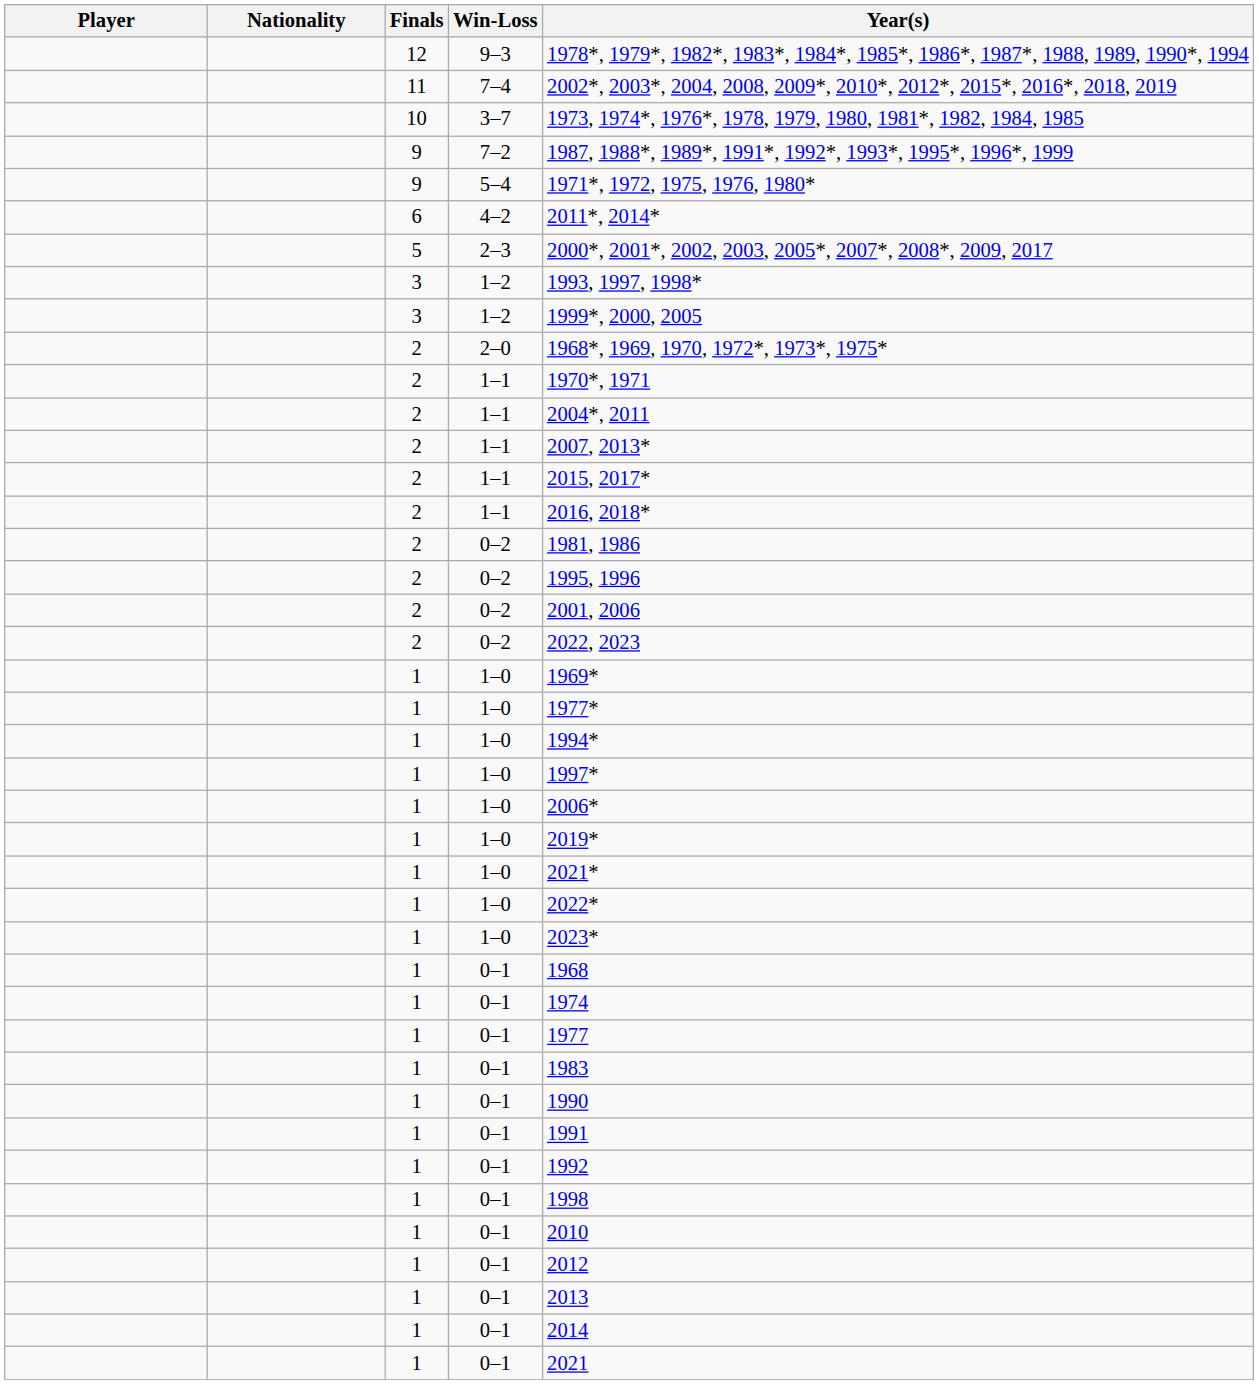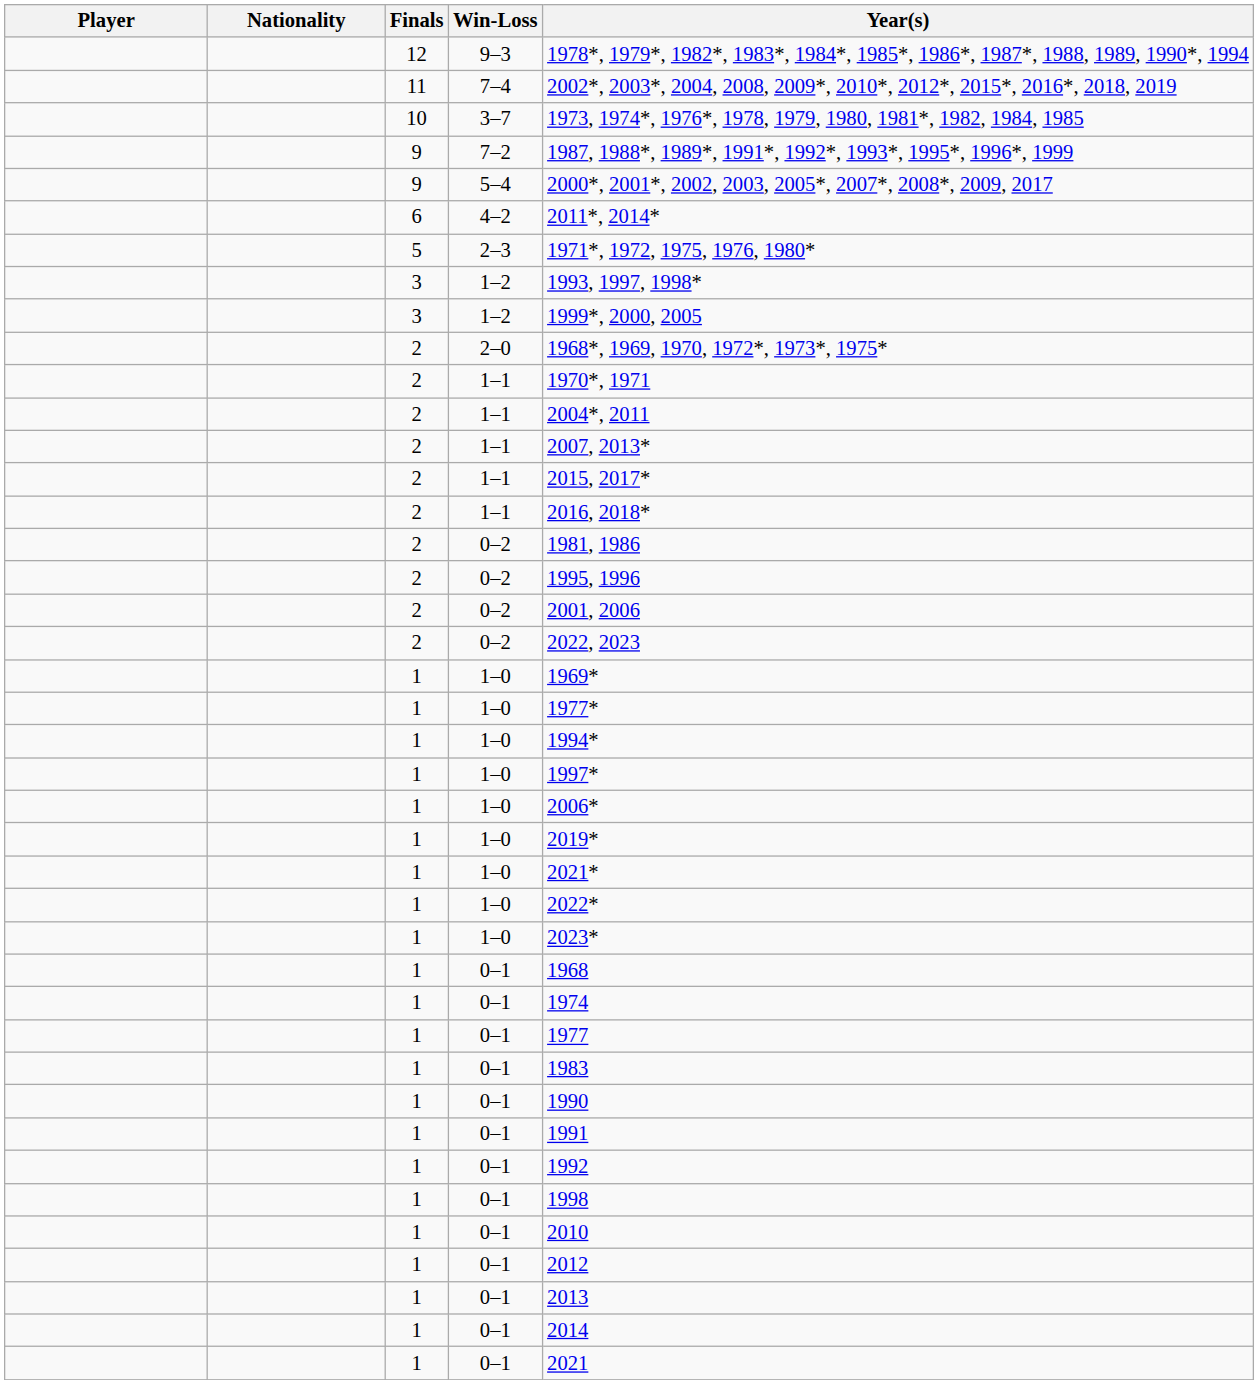(681, 184) 1971*, 1972, 1975, 1976, 1980* -> (800, 184) 2000*, 2001*, 2002, 2003, 2005*, 2007*, 2008*, 2009, 2017
(800, 250) 2000*, 2001*, 2002, 2003, 2005*, 2007*, 2008*, 2009, 2017 -> (681, 250) 1971*, 1972, 1975, 1976, 1980*
